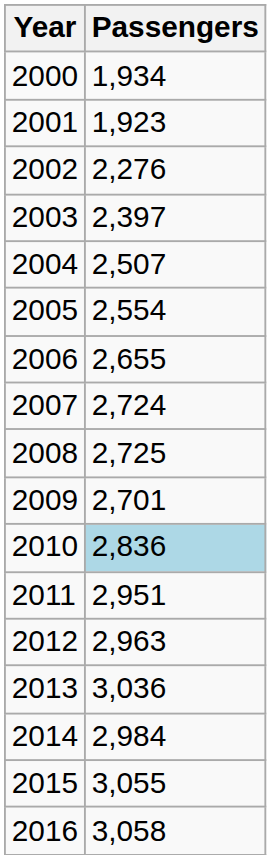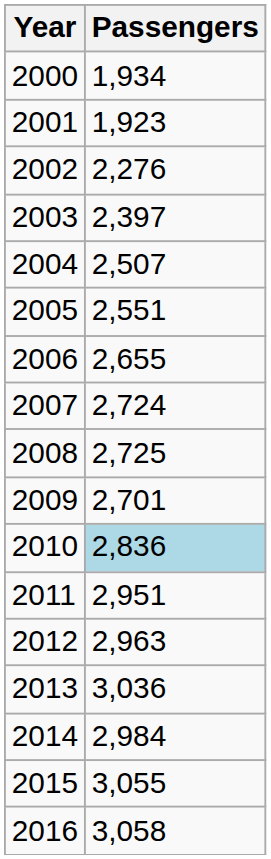(129, 311) 2,554 -> (129, 311) 2,551
